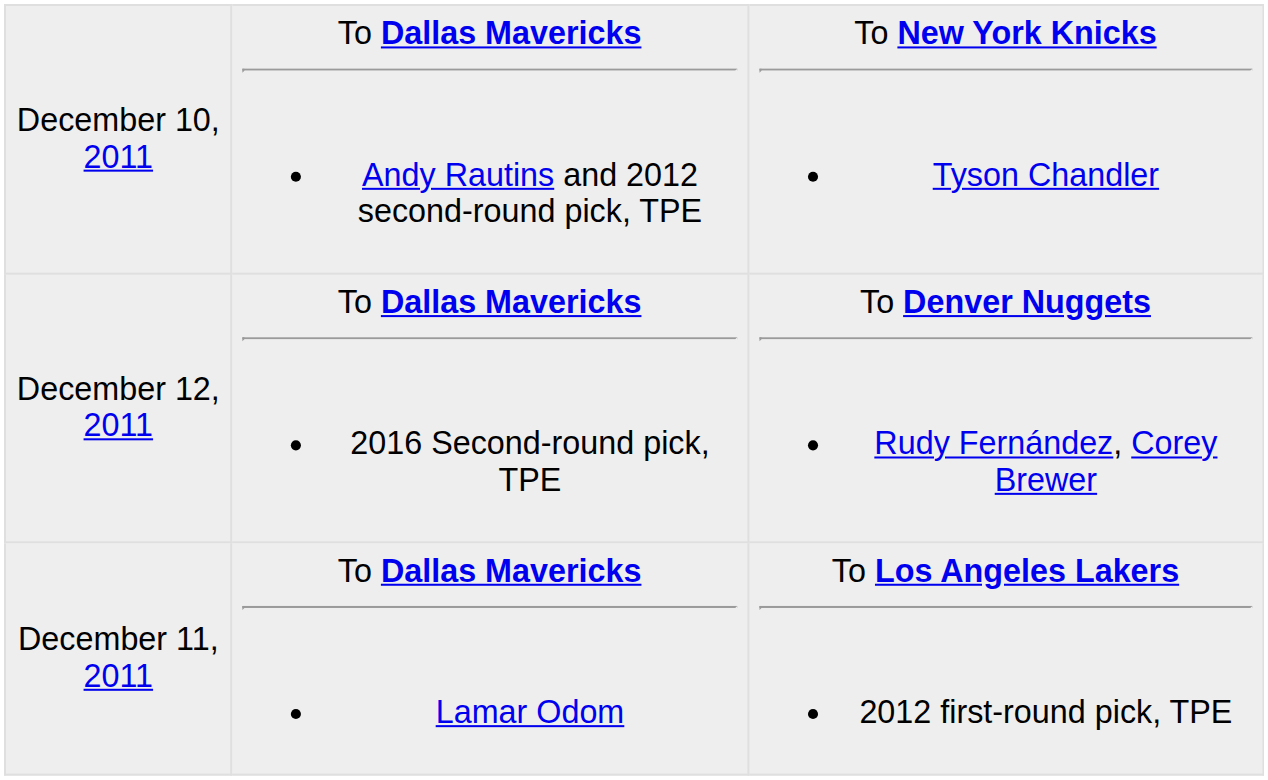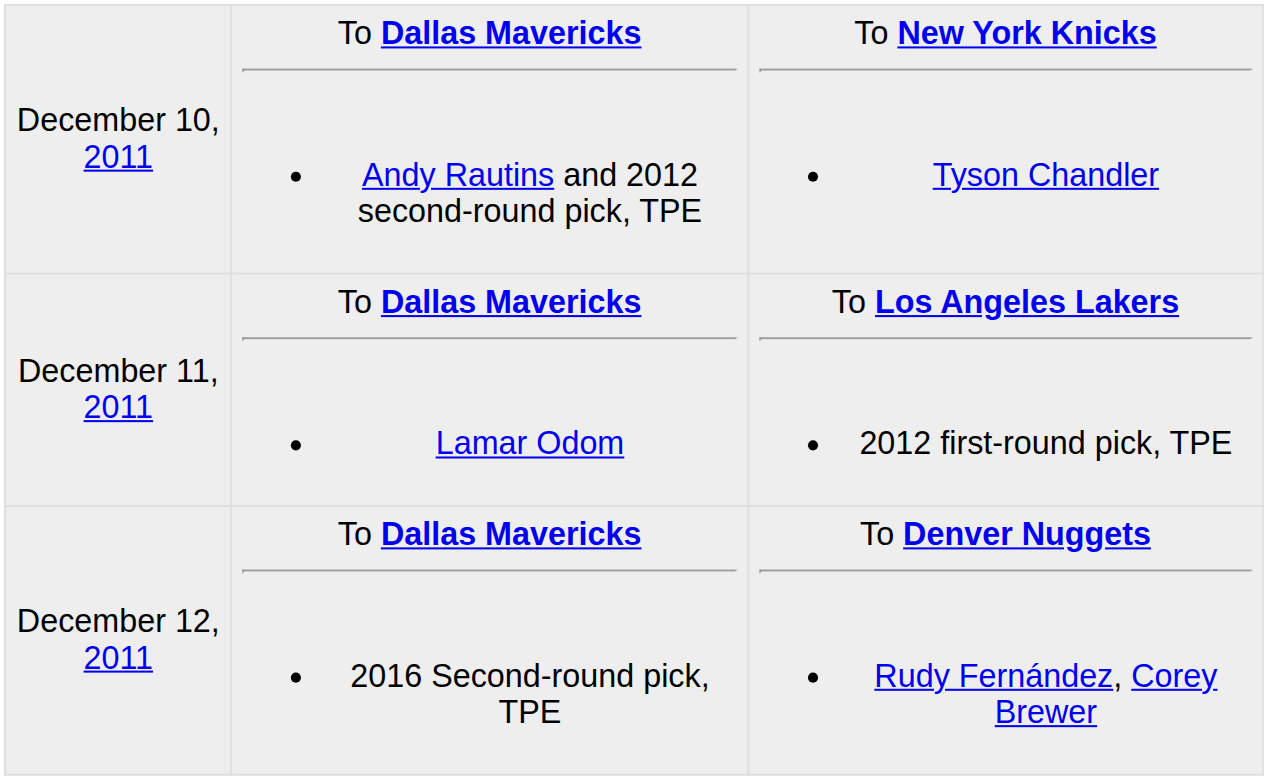rows swapped: (118, 657) <-> (118, 407)
